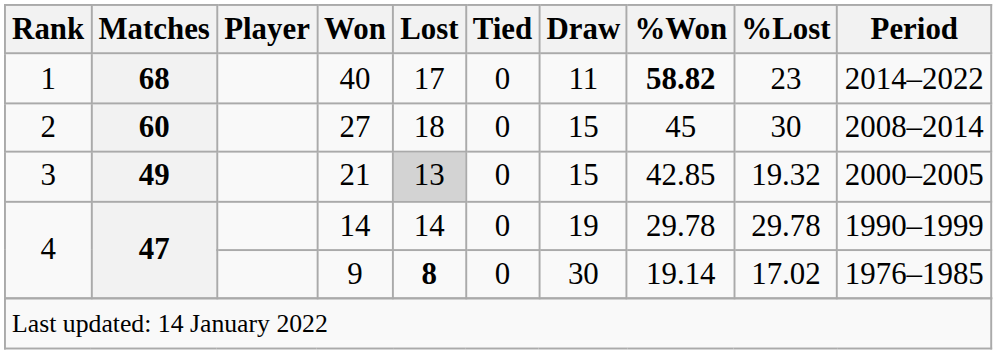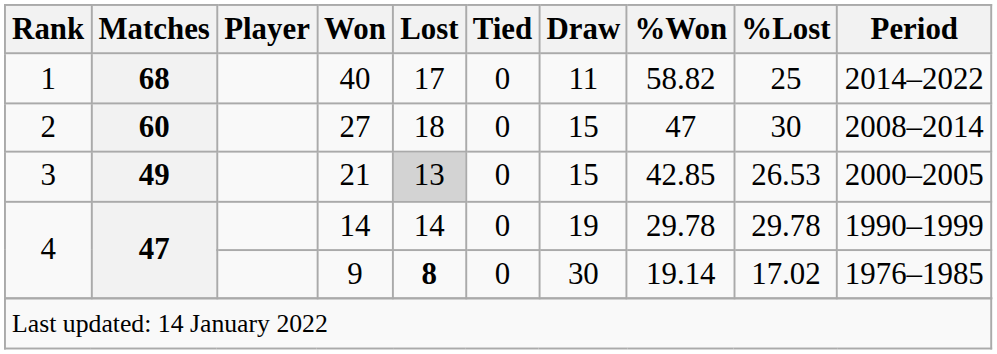(681, 77) bold -> (681, 77) normal
(786, 77) 23 -> (786, 77) 25
(681, 126) 45 -> (681, 126) 47
(786, 175) 19.32 -> (786, 175) 26.53
